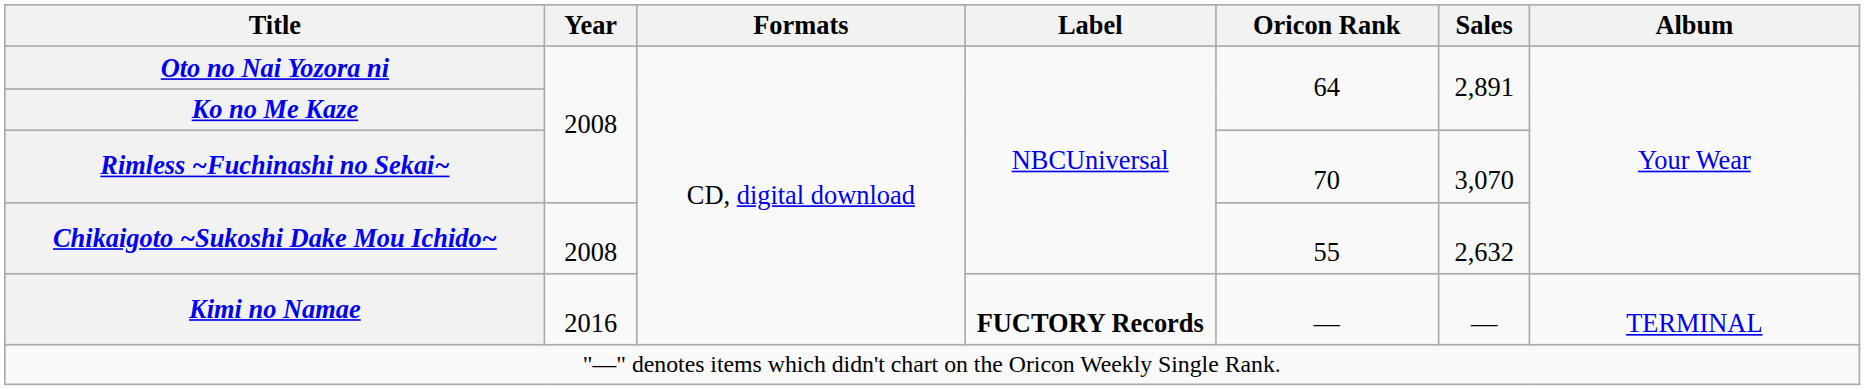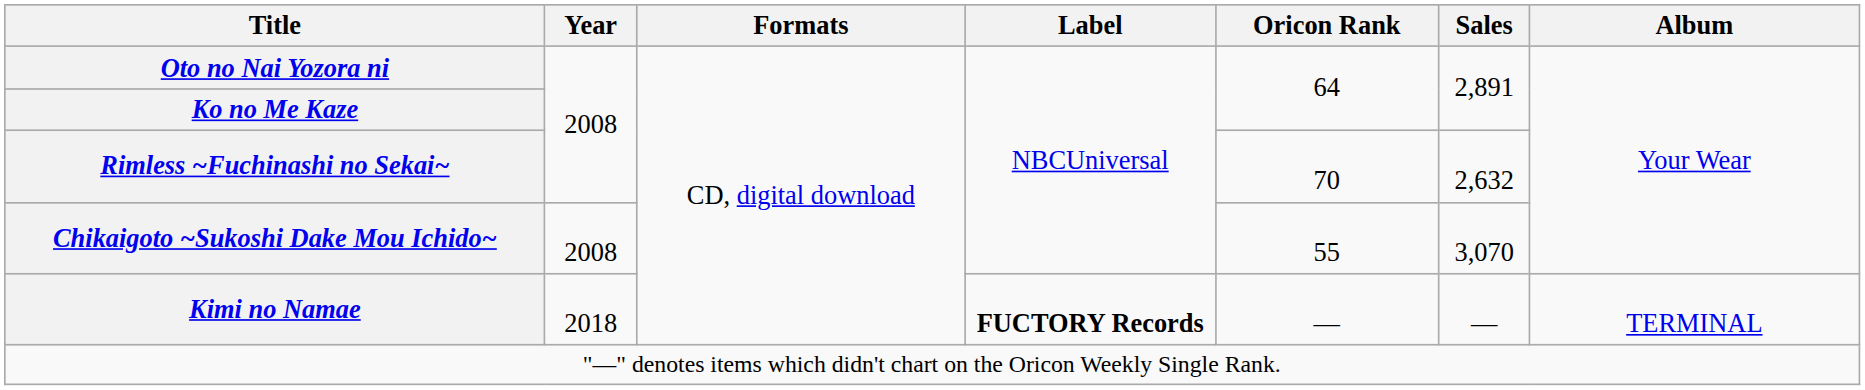(1484, 180) 3,070 -> (1484, 180) 2,632
(1484, 252) 2,632 -> (1484, 252) 3,070
(591, 323) 2016 -> (591, 323) 2018
